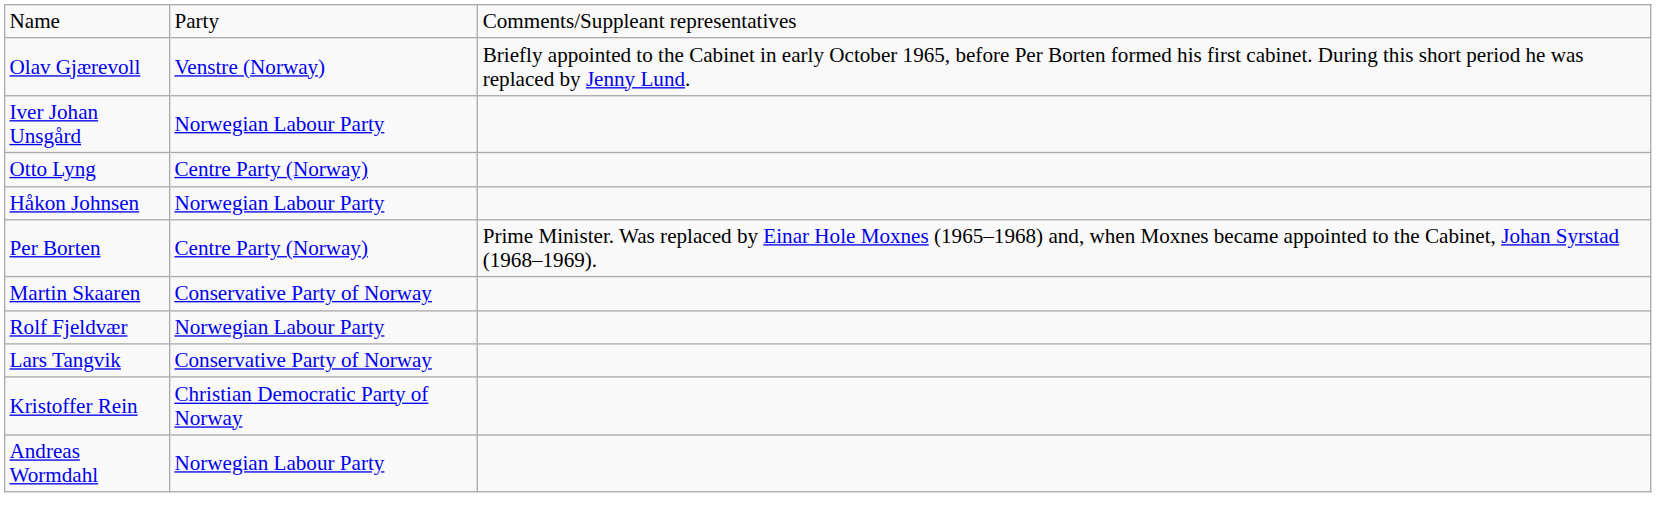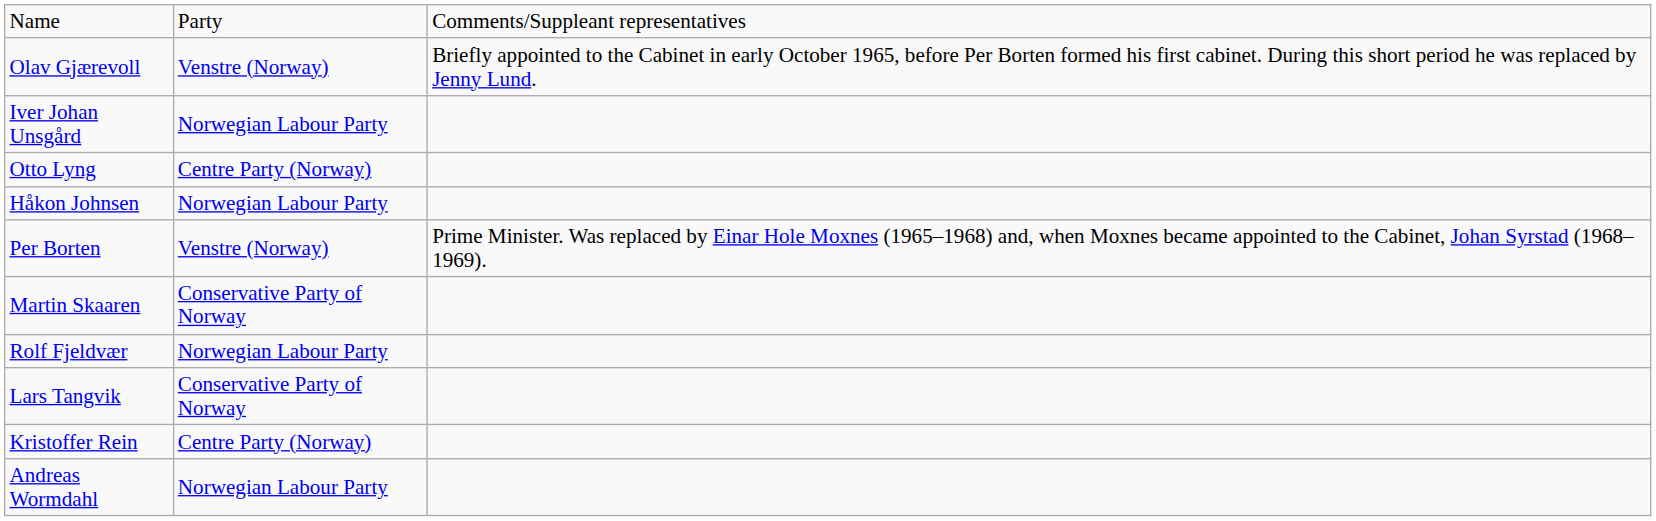(271, 248) Centre Party (Norway) -> (253, 248) Venstre (Norway)
(301, 405) Christian Democratic Party of Norway -> (275, 441) Centre Party (Norway)
